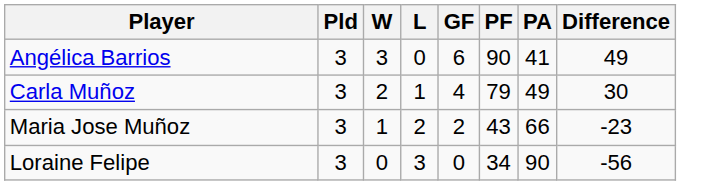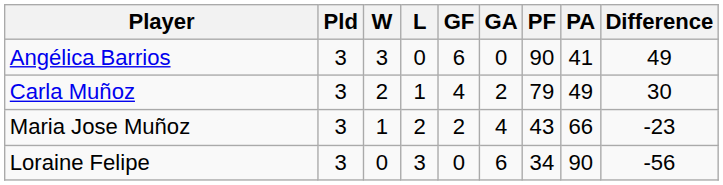+ column: (501, 22)
